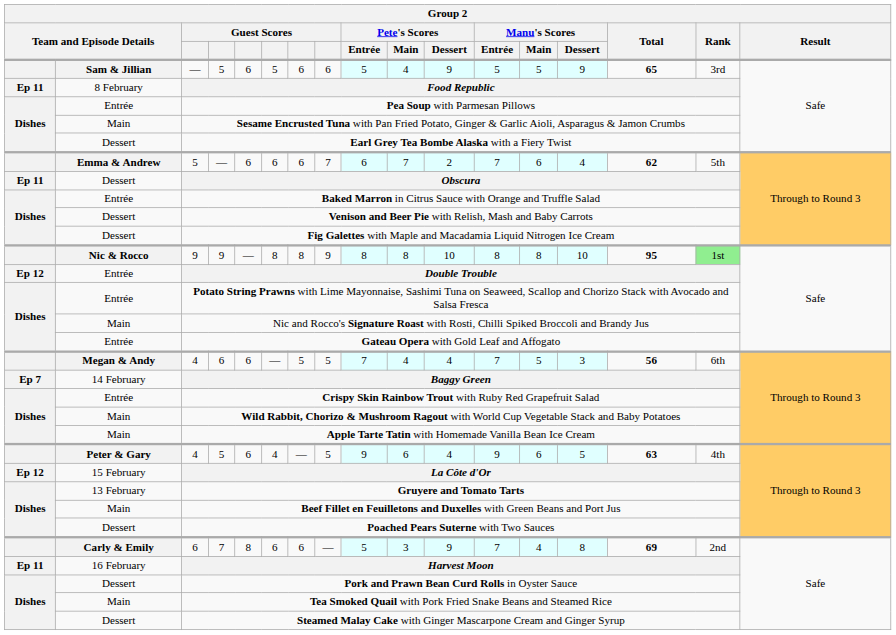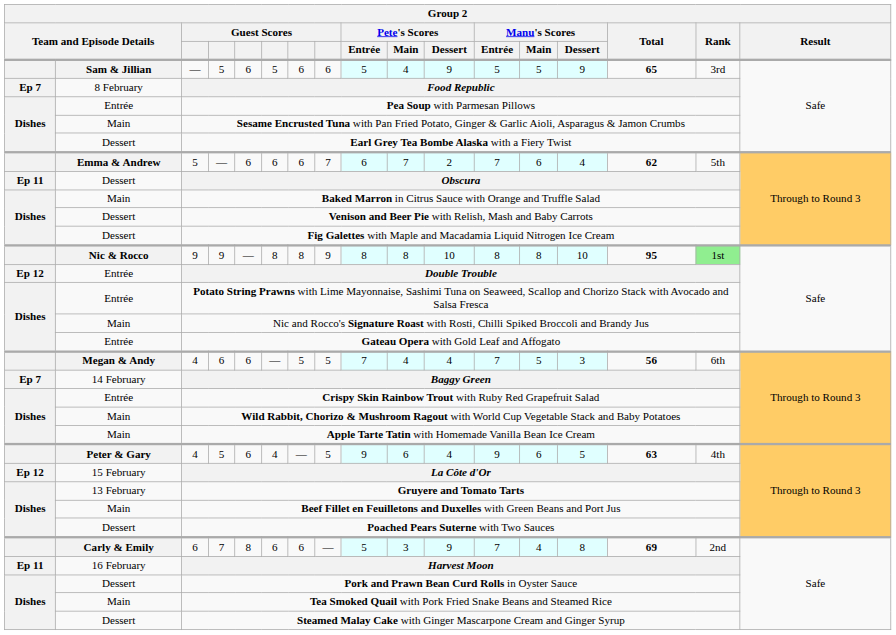(30, 87) Ep 11 -> (30, 87) Ep 7
(119, 199) Entrée -> (119, 199) Main
